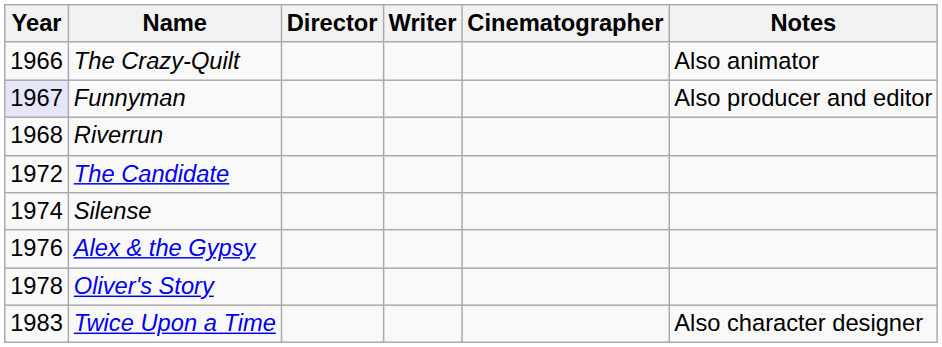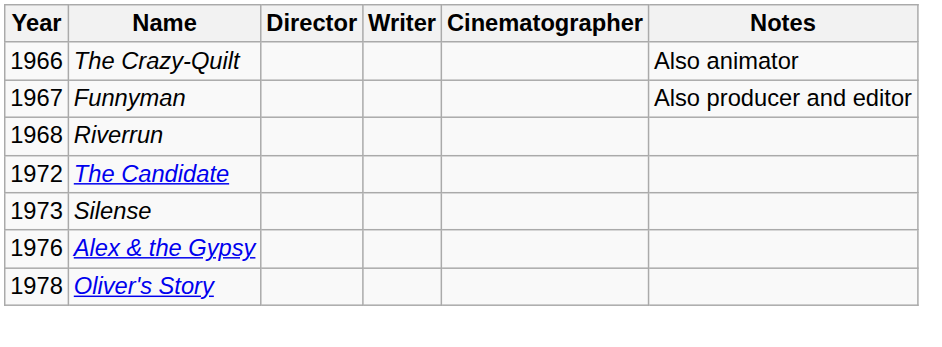(37, 98) lavender background -> (37, 98) no background
(37, 211) 1974 -> (37, 211) 1973
- row: (175, 323)
